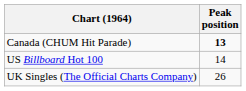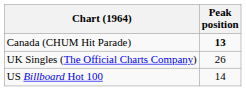rows swapped: (102, 77) <-> (55, 59)
